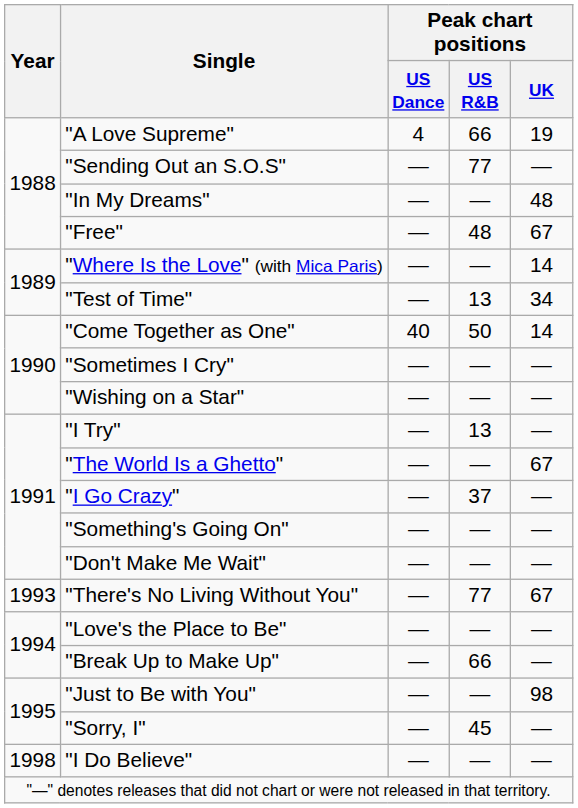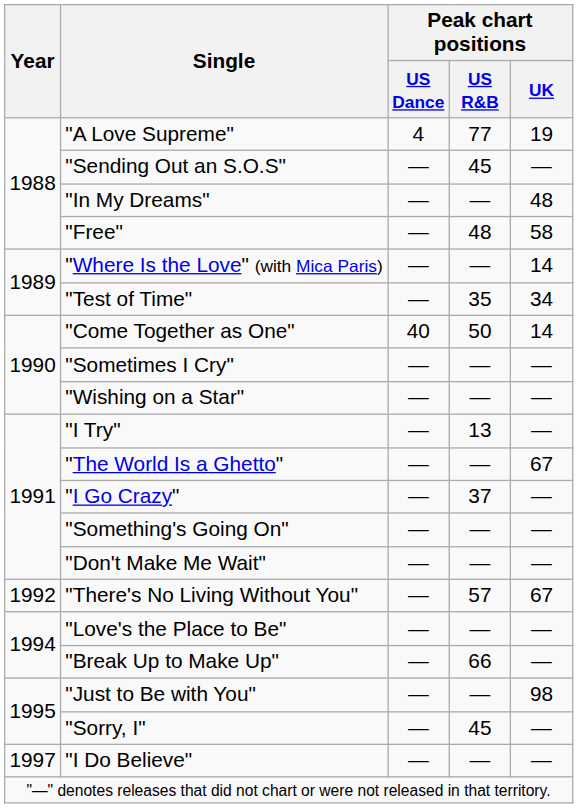(480, 133) 66 -> (480, 133) 77
(480, 166) 77 -> (480, 166) 45
(541, 232) 67 -> (541, 232) 58
(480, 298) 13 -> (480, 298) 35
(33, 595) 1993 -> (33, 595) 1992
(480, 595) 77 -> (480, 595) 57
(33, 760) 1998 -> (33, 760) 1997
